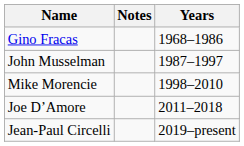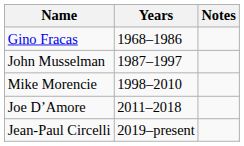columns swapped: (197, 15) <-> (134, 15)
